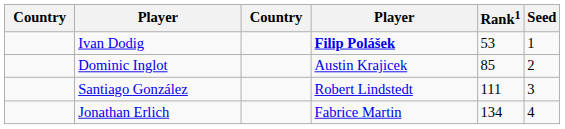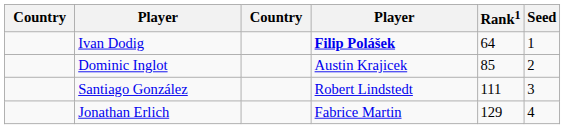(488, 43) 53 -> (488, 43) 64
(491, 112) 134 -> (491, 112) 129
